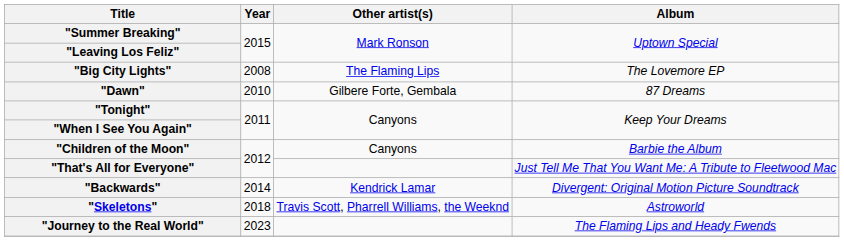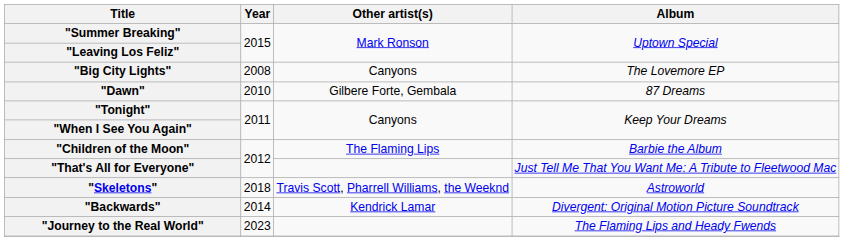(393, 71) The Flaming Lips -> (393, 71) Canyons
(393, 149) Canyons -> (393, 149) The Flaming Lips
rows swapped: (123, 187) <-> (123, 206)
